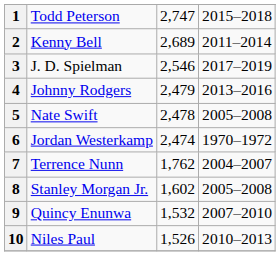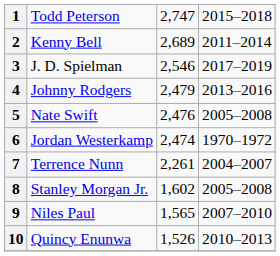(178, 115) 2,478 -> (178, 115) 2,476
(178, 164) 1,762 -> (178, 164) 2,261
(81, 213) Quincy Enunwa -> (63, 213) Niles Paul
(178, 213) 1,532 -> (178, 213) 1,565
(63, 238) Niles Paul -> (81, 238) Quincy Enunwa
